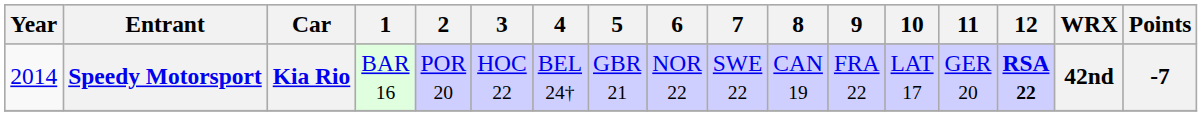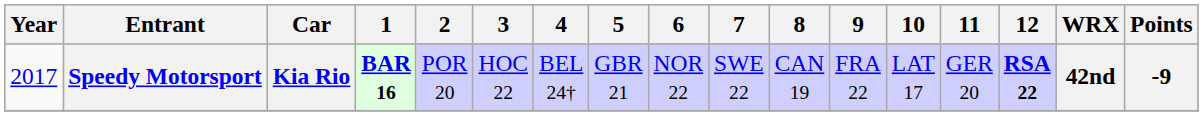(34, 76) 2014 -> (34, 76) 2017
(385, 76) normal -> (386, 76) bold
(1160, 76) -7 -> (1161, 76) -9
